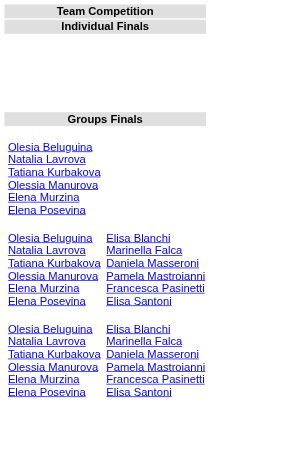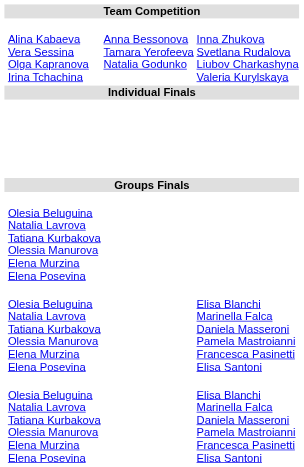+ row: (48, 58)
